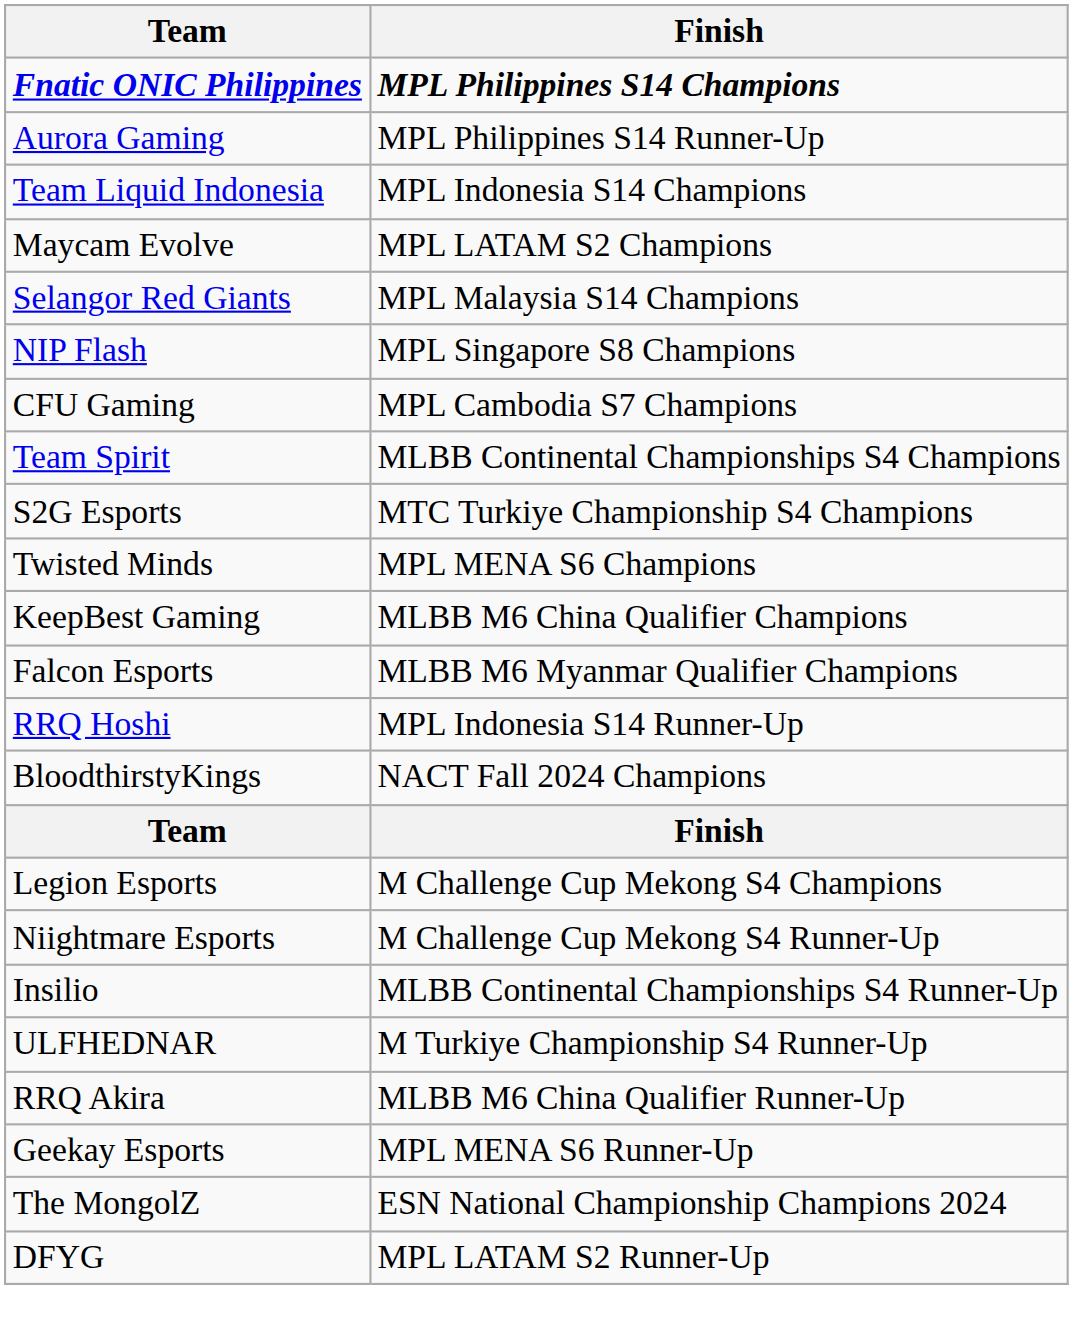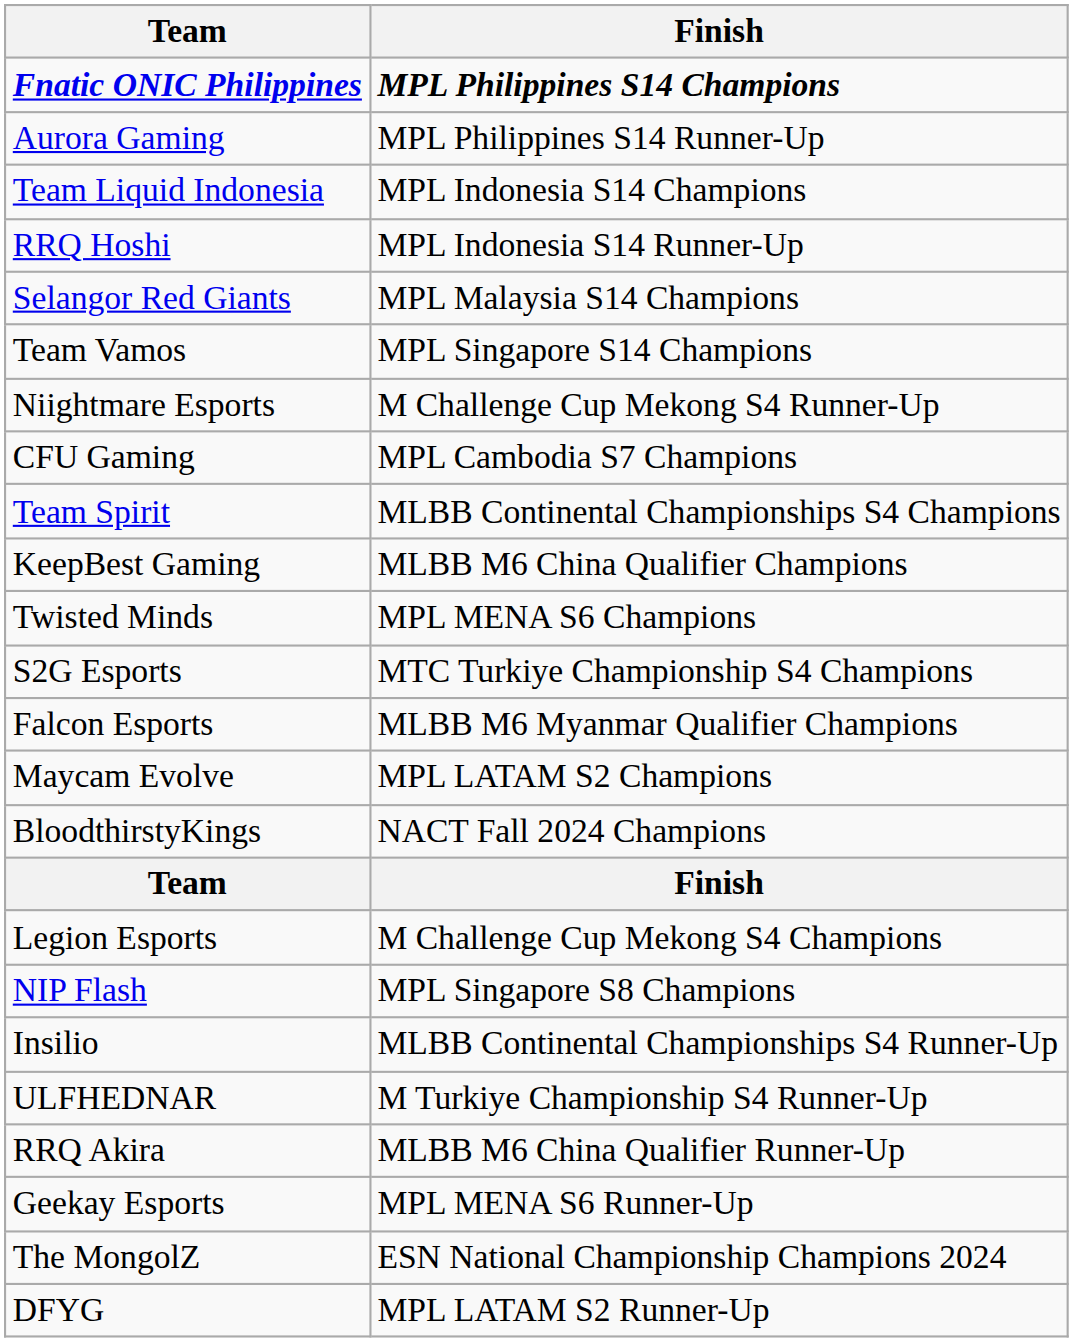rows swapped: (92, 723) <-> (123, 244)
+ row: (100, 350)
rows swapped: (80, 350) <-> (144, 937)
rows swapped: (97, 510) <-> (136, 617)
